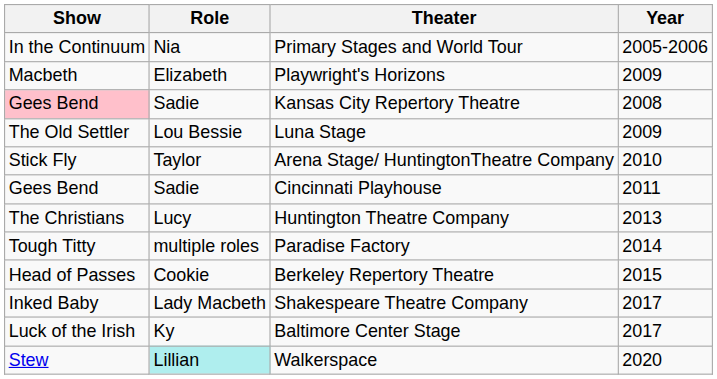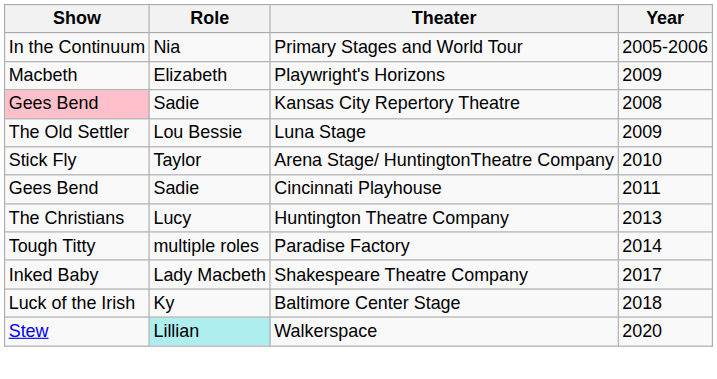- row: (384, 274)
(642, 331) 2017 -> (642, 302) 2018
